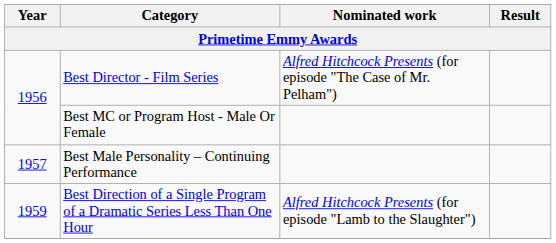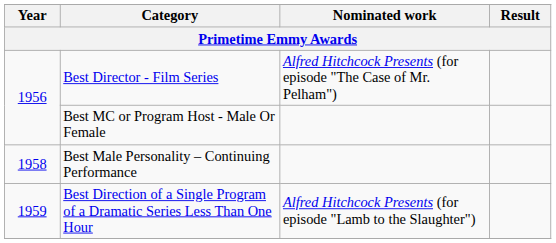(32, 163) 1957 -> (32, 163) 1958
